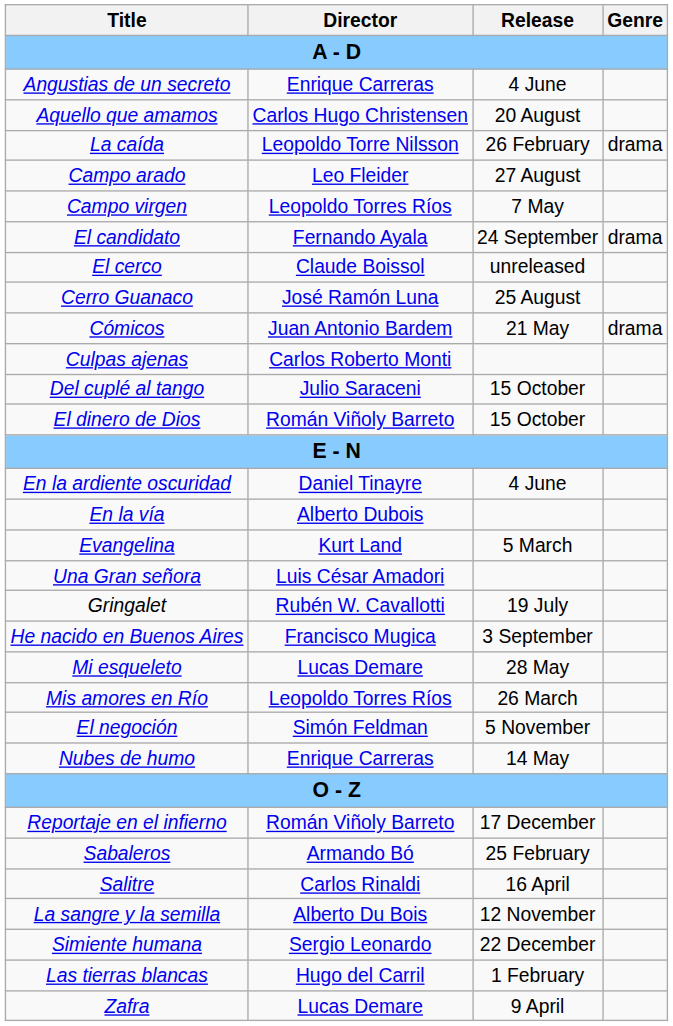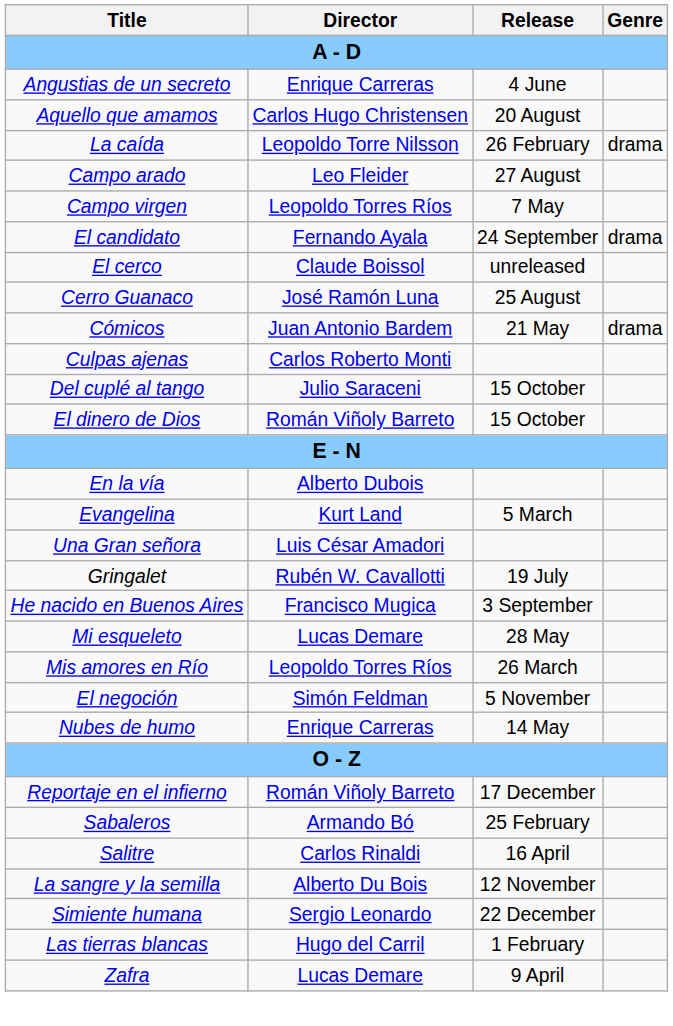- row: (127, 484)
